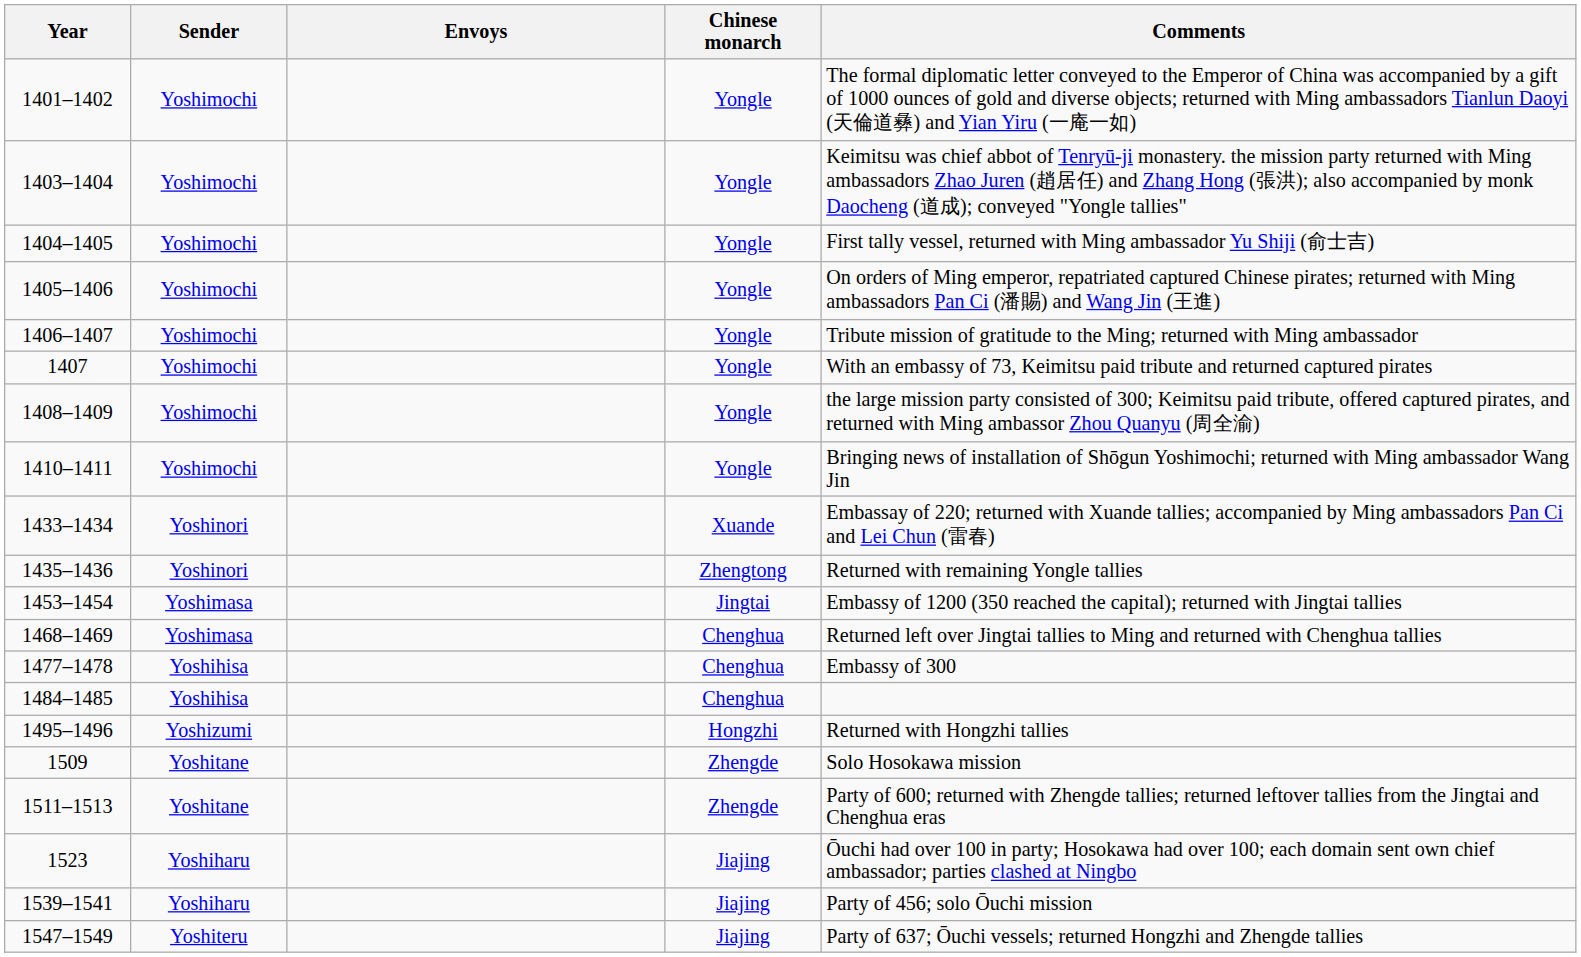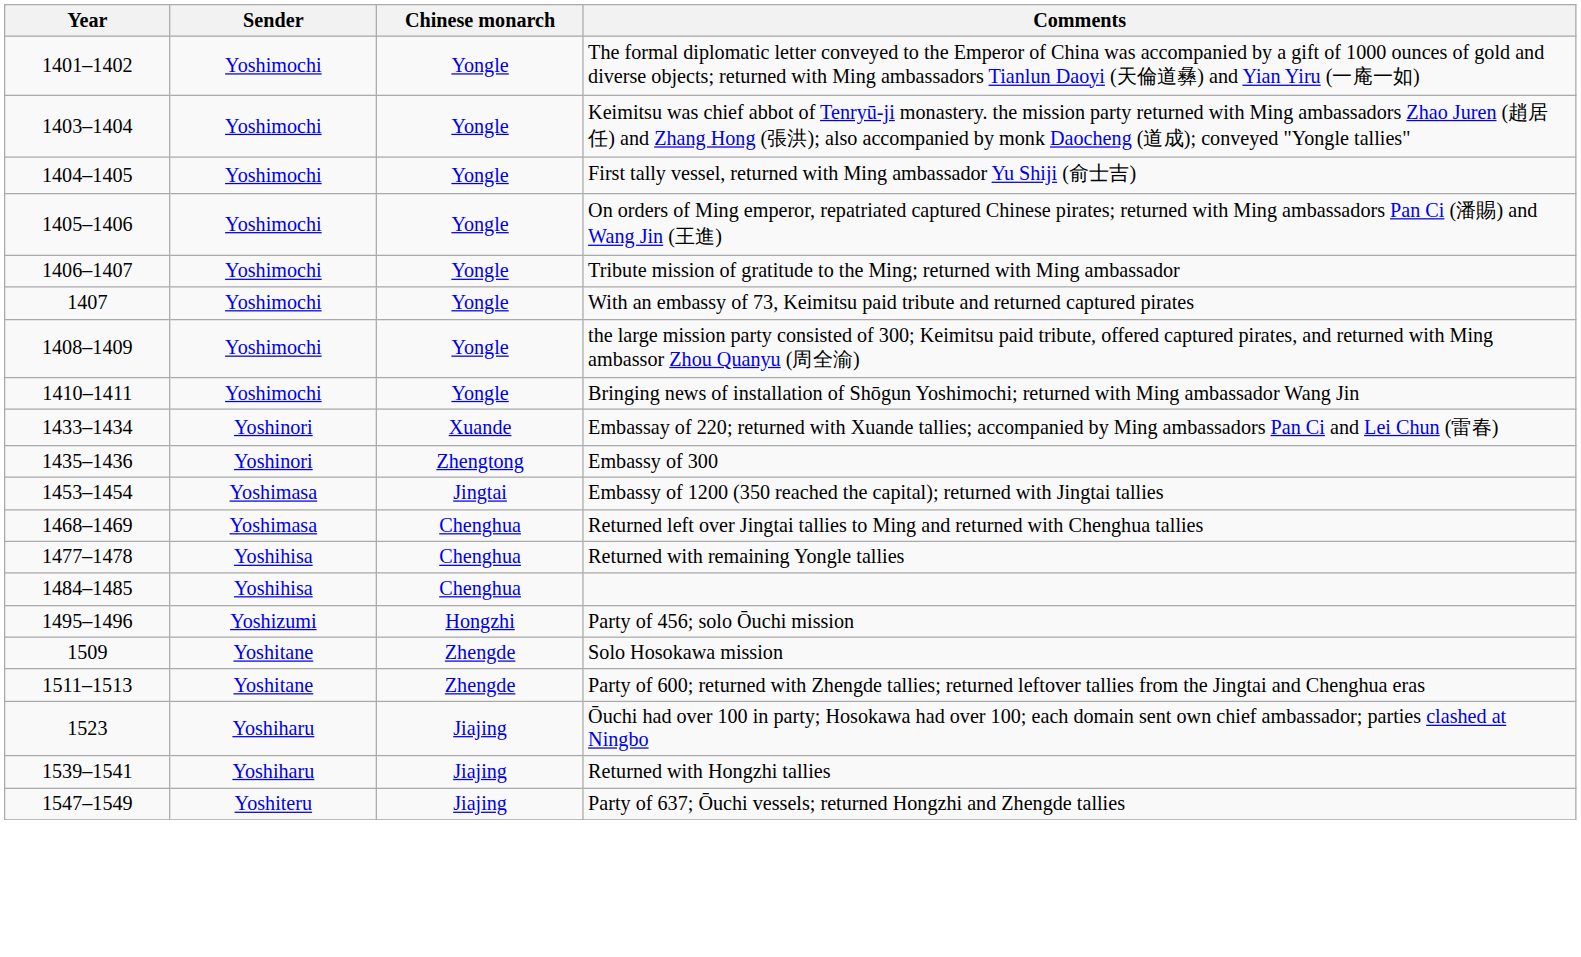- column: (476, 31)
(984, 570) Returned with remaining Yongle tallies -> (653, 461) Embassy of 300
(891, 666) Embassy of 300 -> (746, 557) Returned with remaining Yongle tallies
(947, 730) Returned with Hongzhi tallies -> (721, 621) Party of 456; solo Ōuchi mission
(959, 903) Party of 456; solo Ōuchi mission -> (709, 771) Returned with Hongzhi tallies
